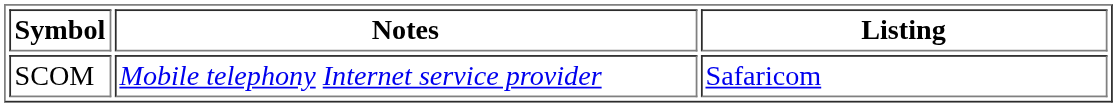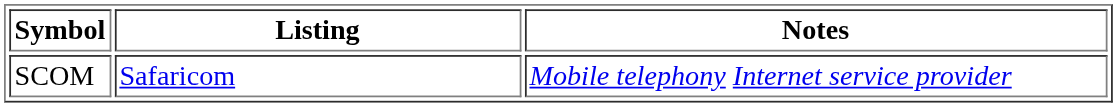columns swapped: (903, 30) <-> (405, 30)
